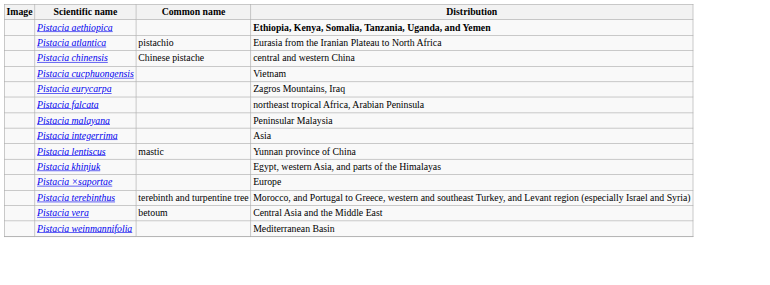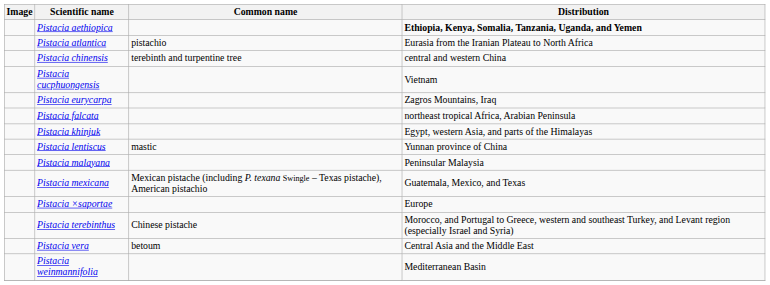(171, 58) Chinese pistache -> (186, 58) terebinth and turpentine tree
rows swapped: (69, 167) <-> (74, 120)
- row: (77, 136)
+ row: (73, 183)
(193, 197) terebinth and turpentine tree -> (164, 225) Chinese pistache
